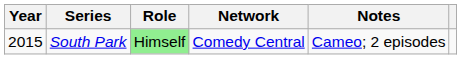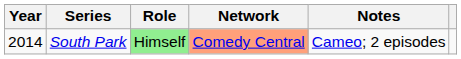(25, 41) 2015 -> (25, 41) 2014
(249, 41) no background -> (249, 41) lightsalmon background
